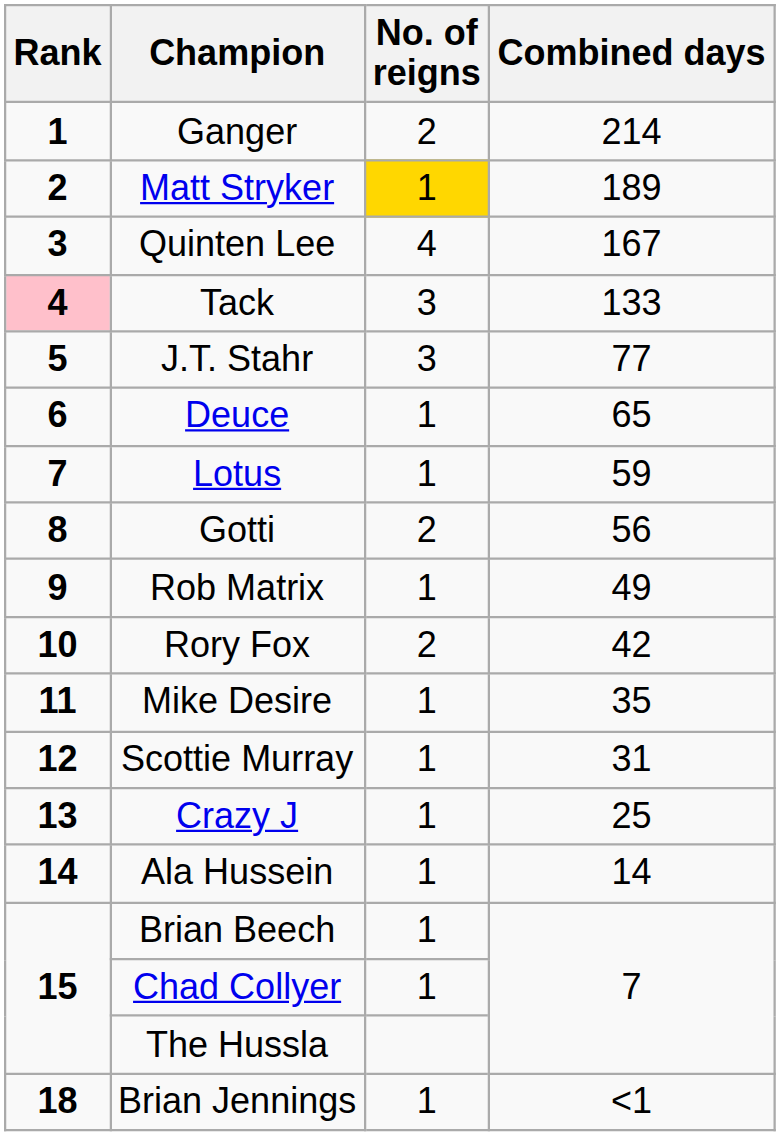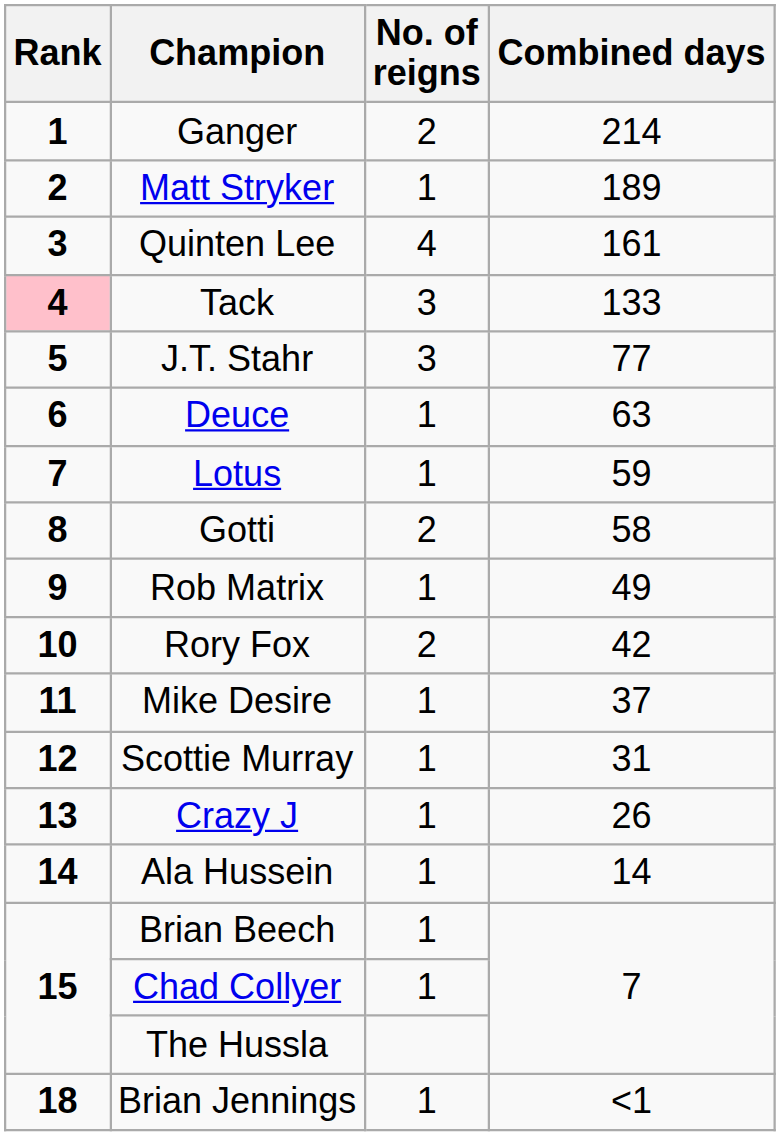(427, 187) gold background -> (427, 187) no background
(631, 244) 167 -> (631, 244) 161
(631, 416) 65 -> (631, 416) 63
(631, 530) 56 -> (631, 530) 58
(631, 701) 35 -> (631, 701) 37
(631, 815) 25 -> (631, 815) 26
